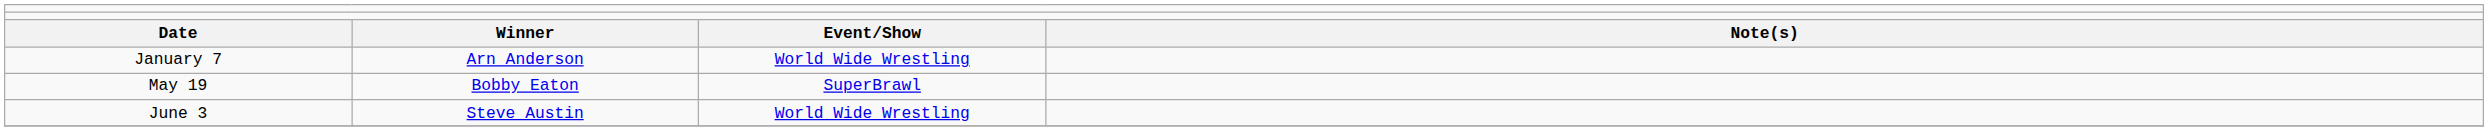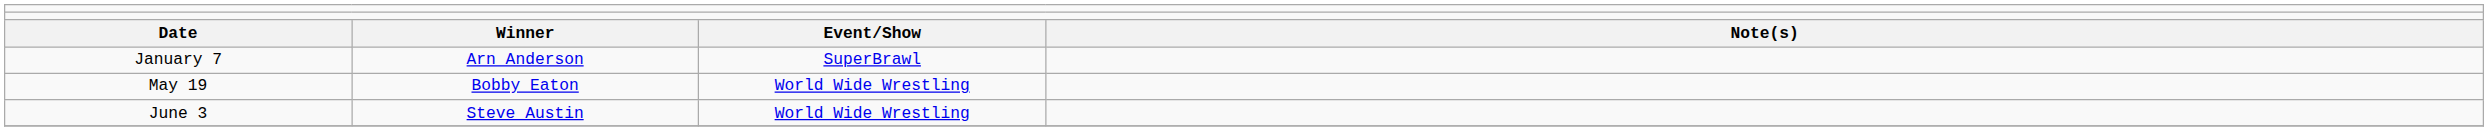(872, 60) World Wide Wrestling -> (872, 60) SuperBrawl
(872, 86) SuperBrawl -> (872, 86) World Wide Wrestling
